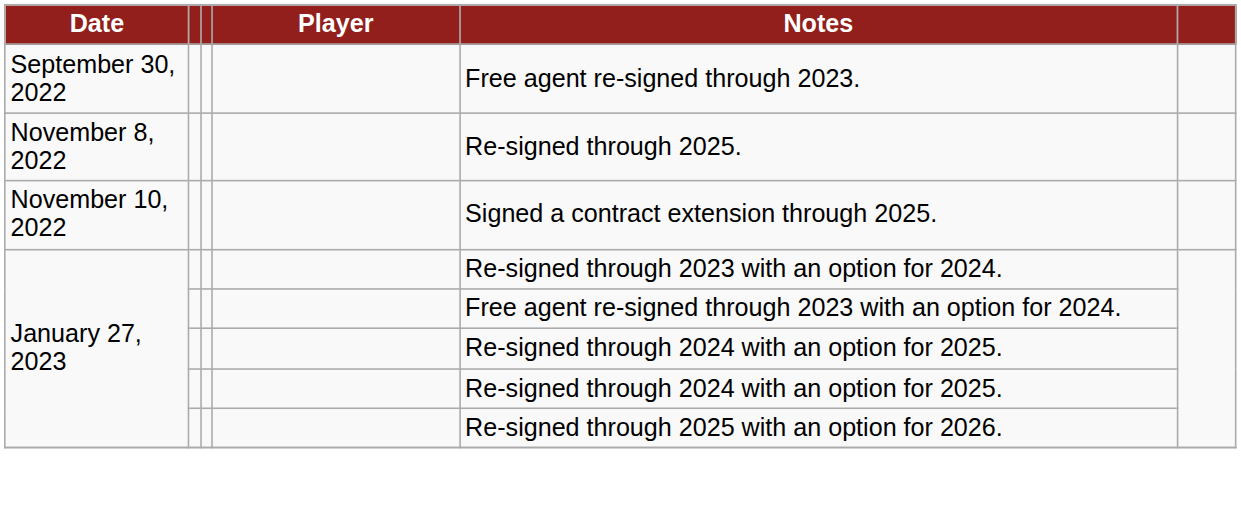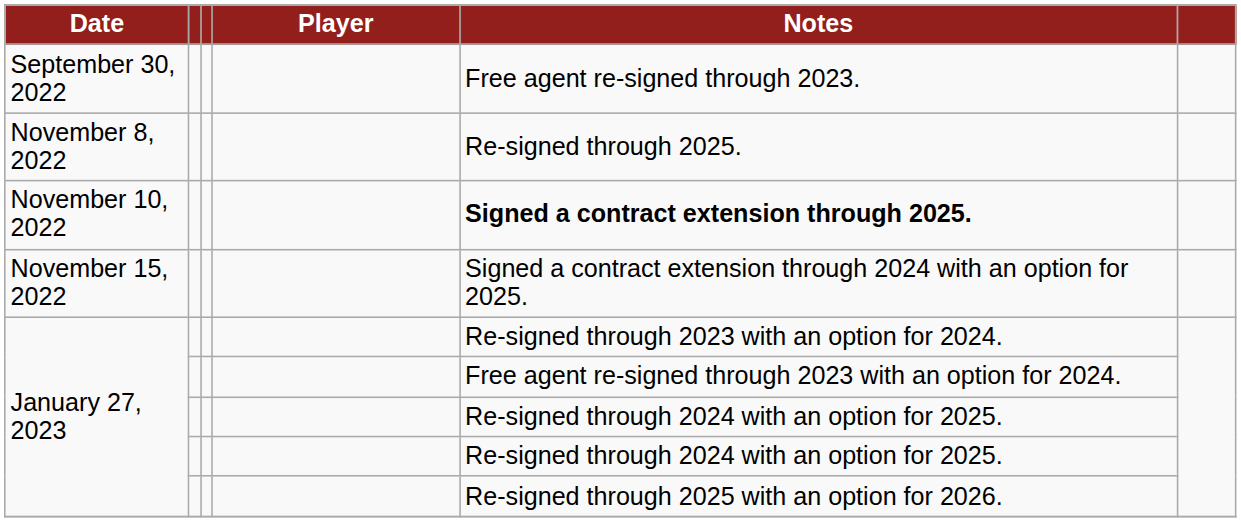(701, 214) normal -> (718, 214) bold
+ row: (89, 282)
